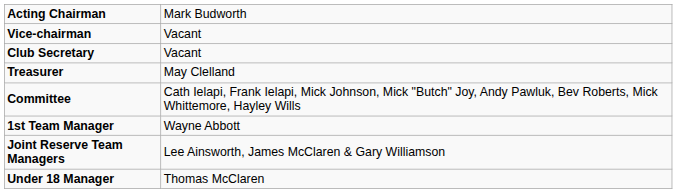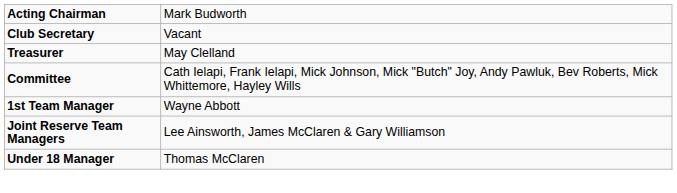- row: (49, 33)
